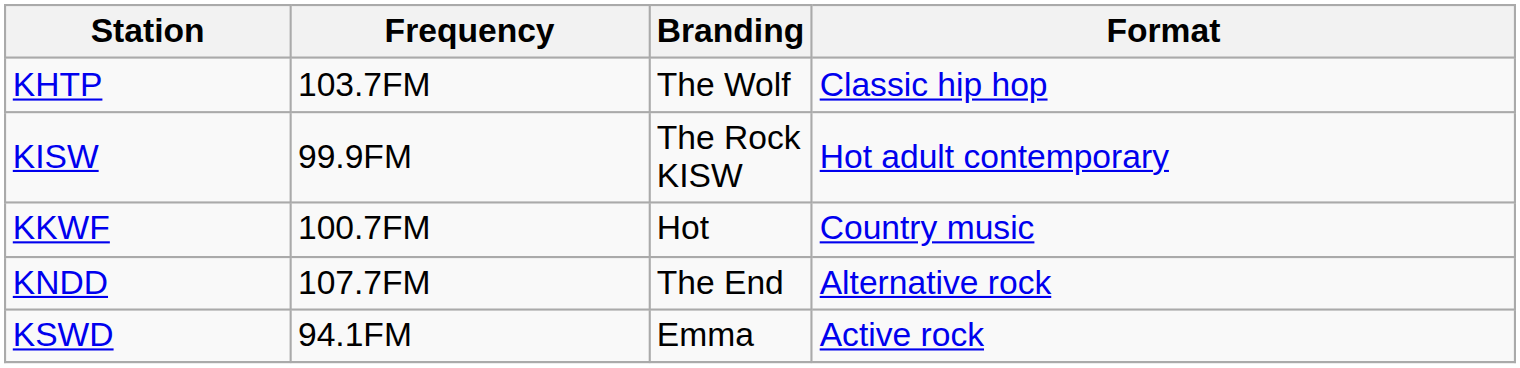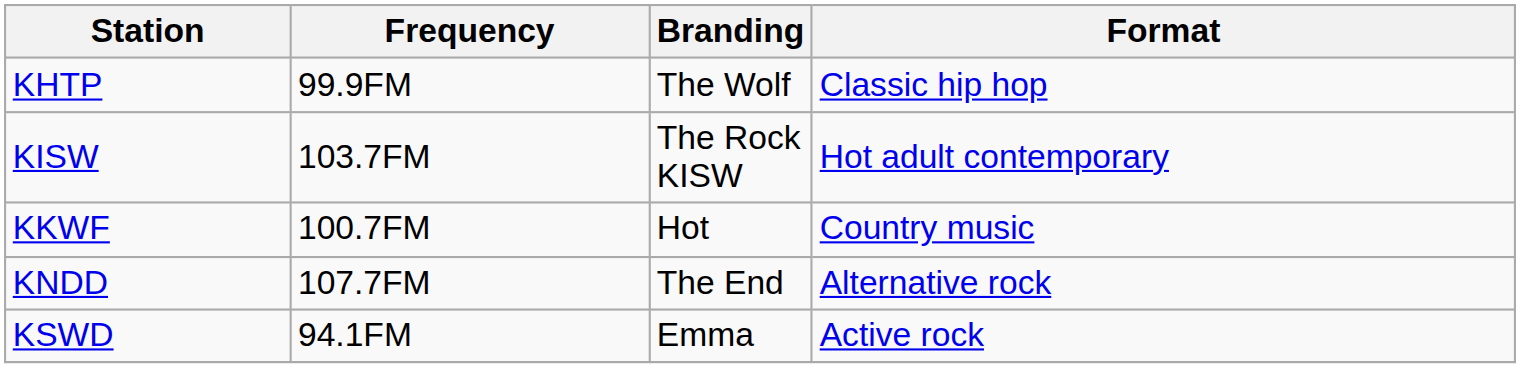(364, 84) 103.7FM -> (355, 84) 99.9FM
(355, 156) 99.9FM -> (364, 156) 103.7FM
